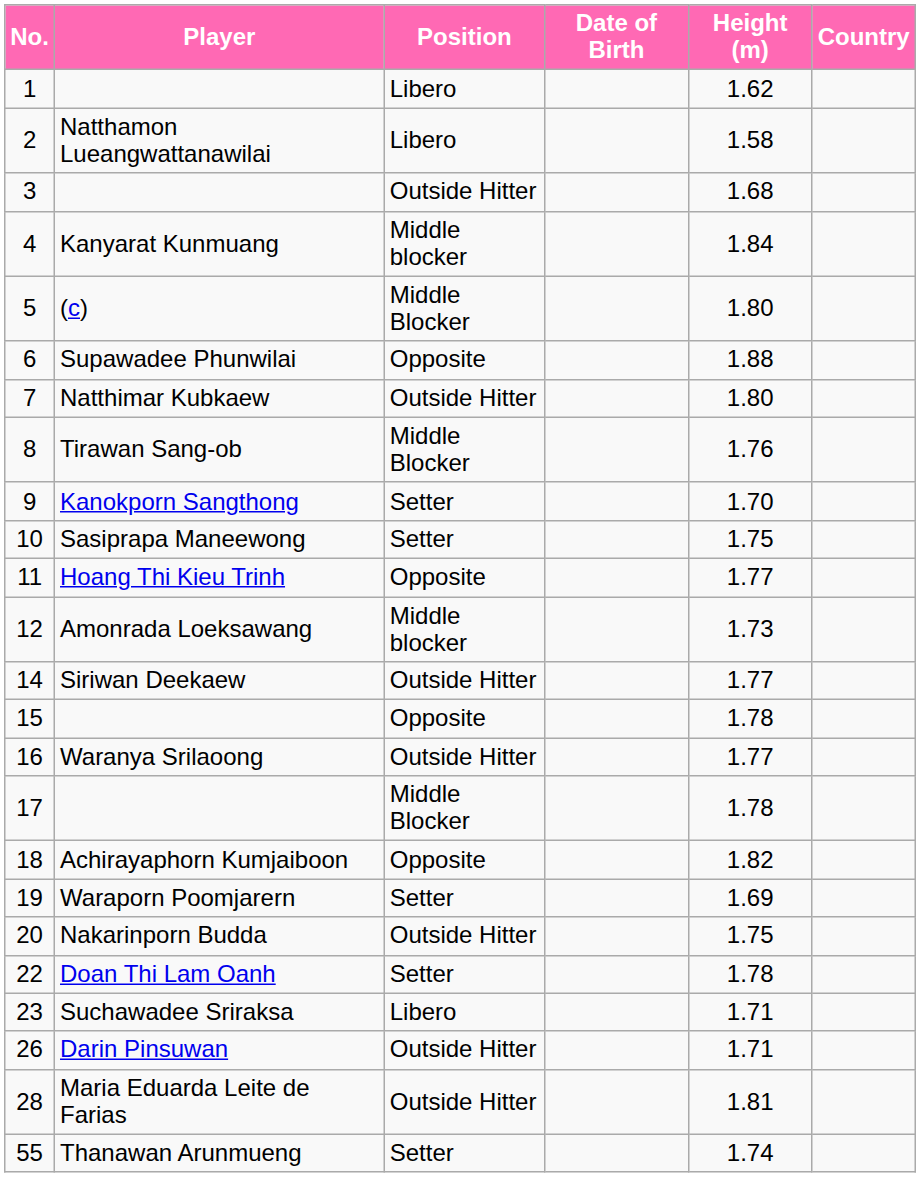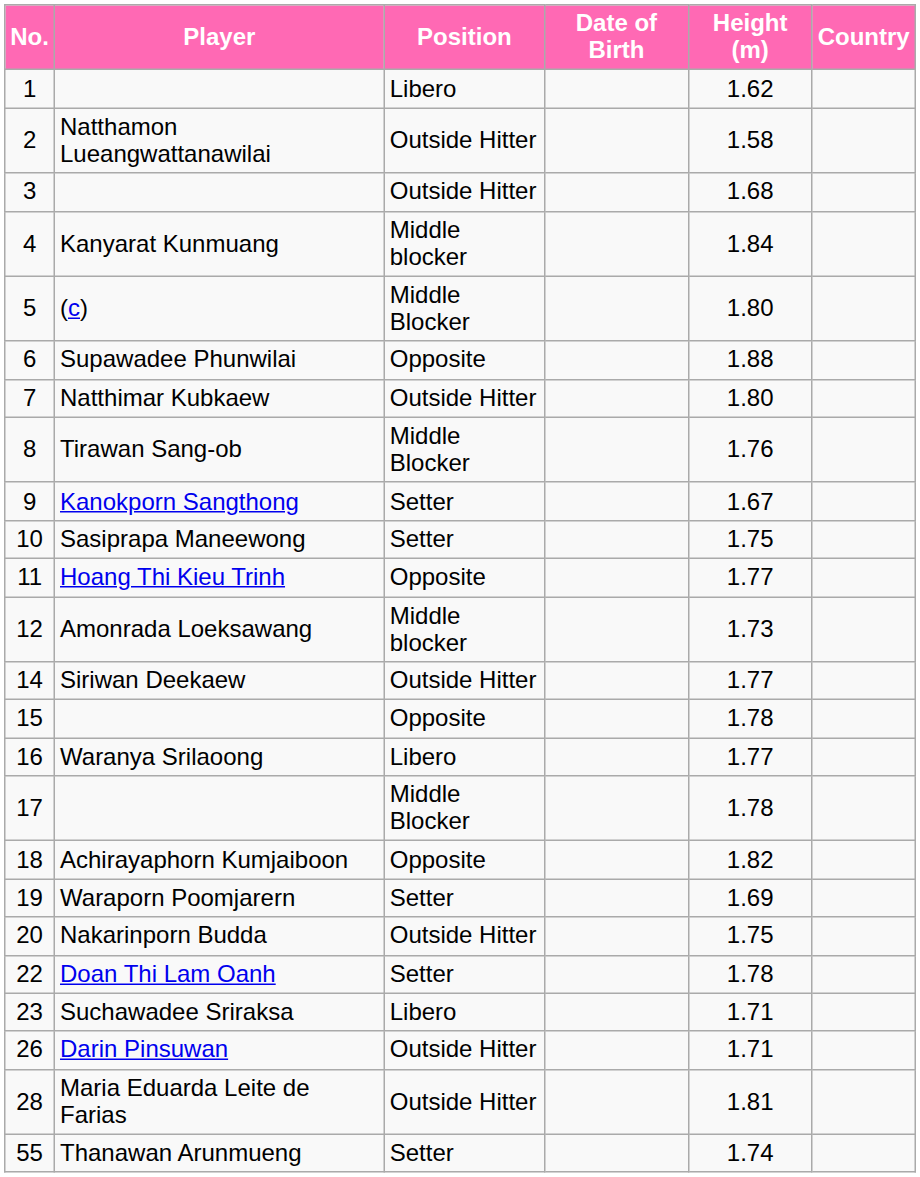(423, 140) Libero -> (463, 140) Outside Hitter
(750, 501) 1.70 -> (750, 501) 1.67
(463, 756) Outside Hitter -> (423, 756) Libero
